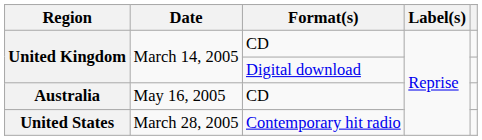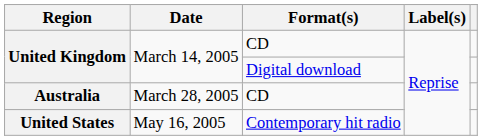(180, 95) May 16, 2005 -> (186, 95) March 28, 2005
(186, 122) March 28, 2005 -> (180, 122) May 16, 2005
